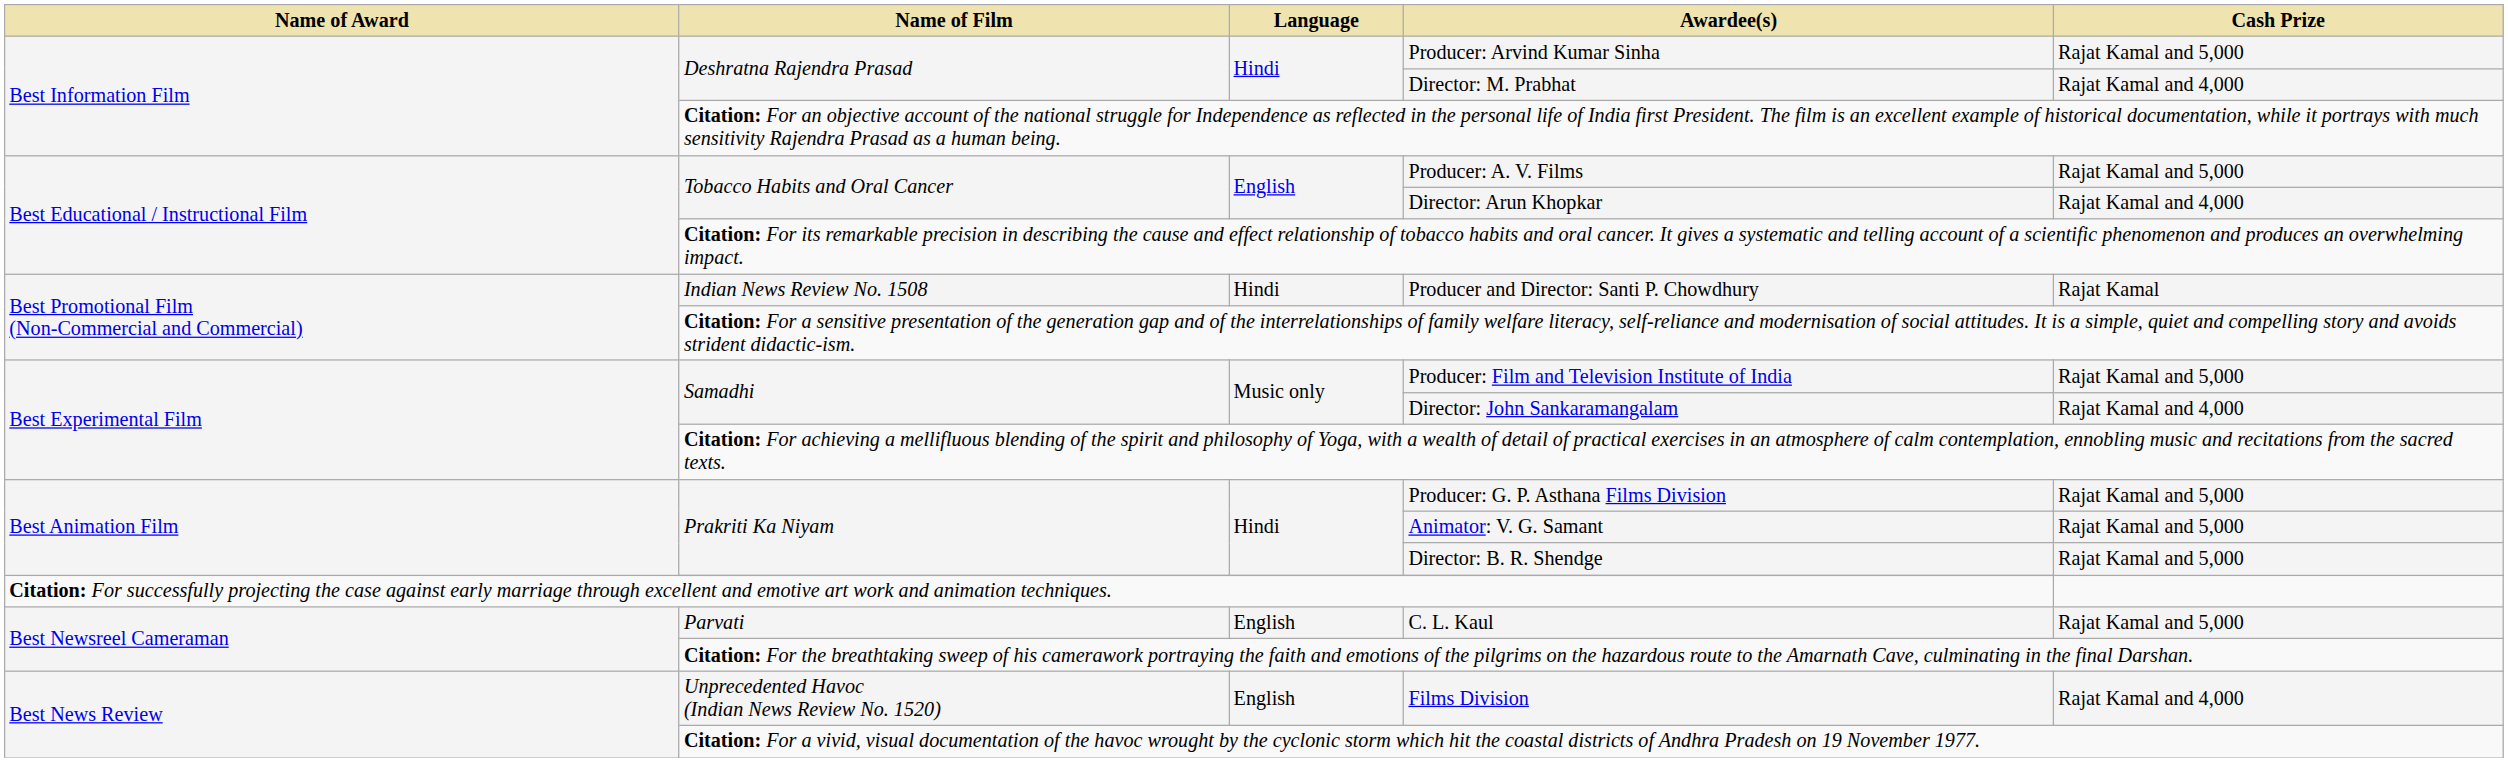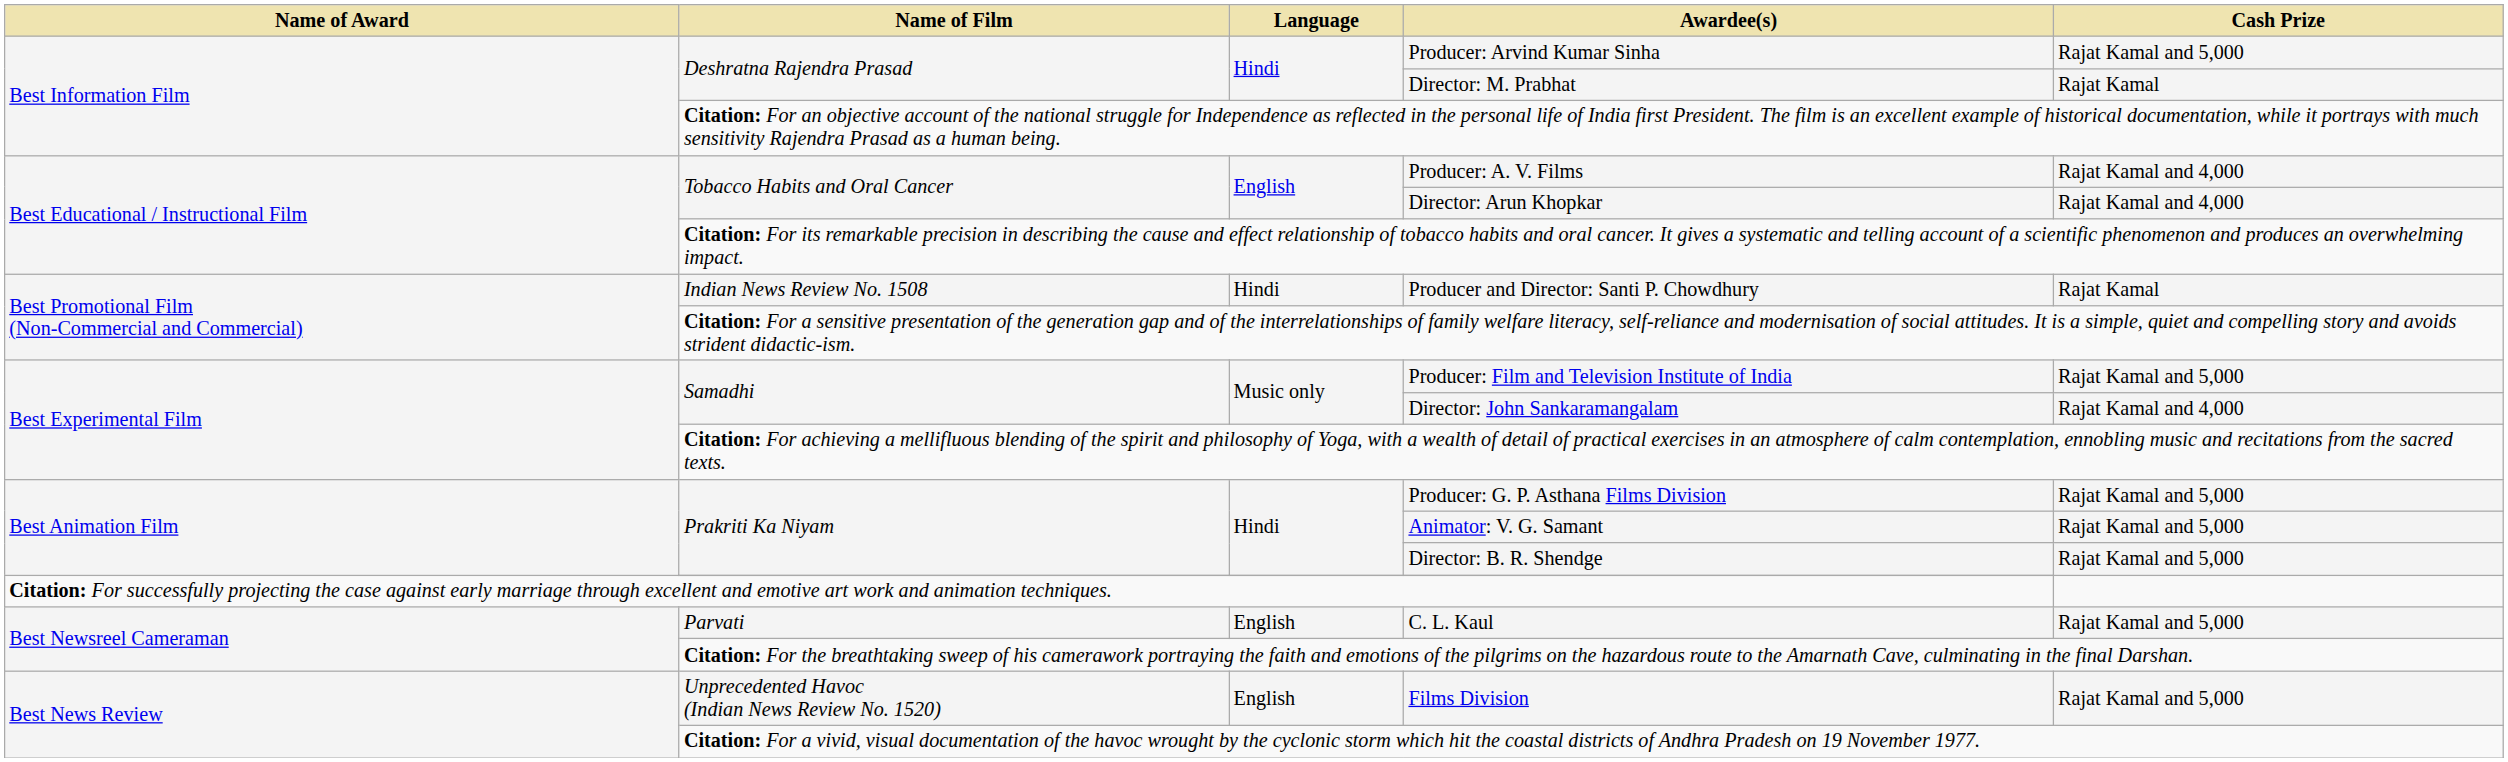(2151, 84) Rajat Kamal and 4,000 -> (2109, 84) Rajat Kamal
(2151, 171) Rajat Kamal and 5,000 -> (2151, 171) Rajat Kamal and 4,000
(2151, 698) Rajat Kamal and 4,000 -> (2151, 698) Rajat Kamal and 5,000
